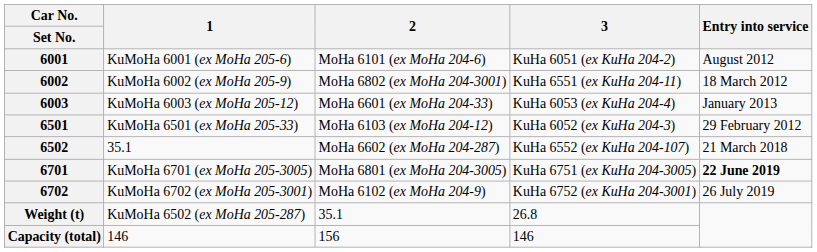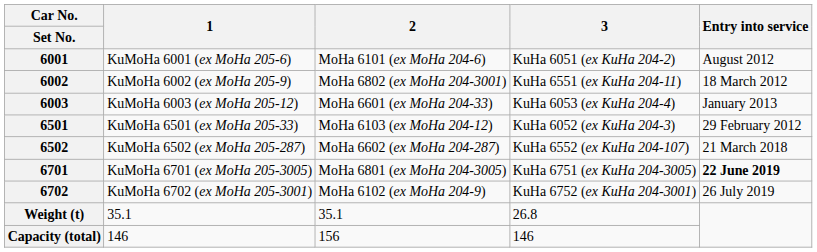(119, 147) 35.1 -> (206, 147) KuMoHa 6502 (ex MoHa 205-287)
(206, 214) KuMoHa 6502 (ex MoHa 205-287) -> (119, 214) 35.1
